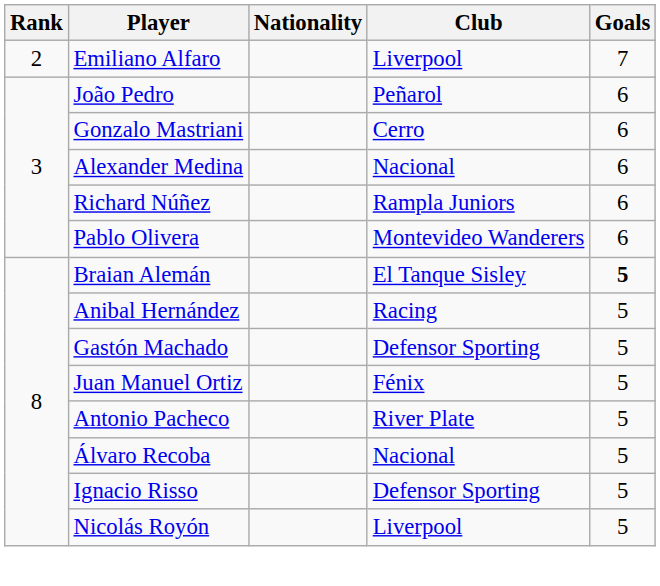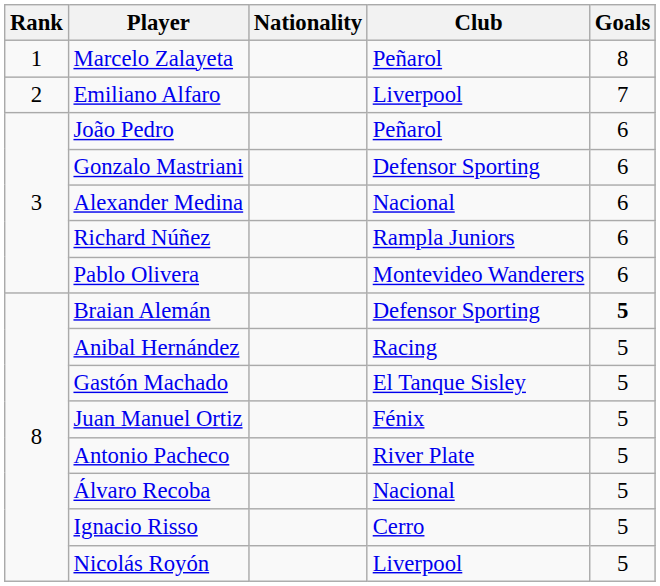+ row: (153, 58)
(399, 130) Cerro -> (456, 166) Defensor Sporting
(449, 274) El Tanque Sisley -> (456, 310) Defensor Sporting
(456, 346) Defensor Sporting -> (449, 382) El Tanque Sisley
(456, 490) Defensor Sporting -> (399, 526) Cerro
